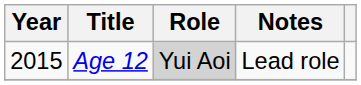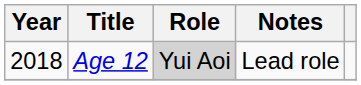(36, 60) 2015 -> (36, 60) 2018
